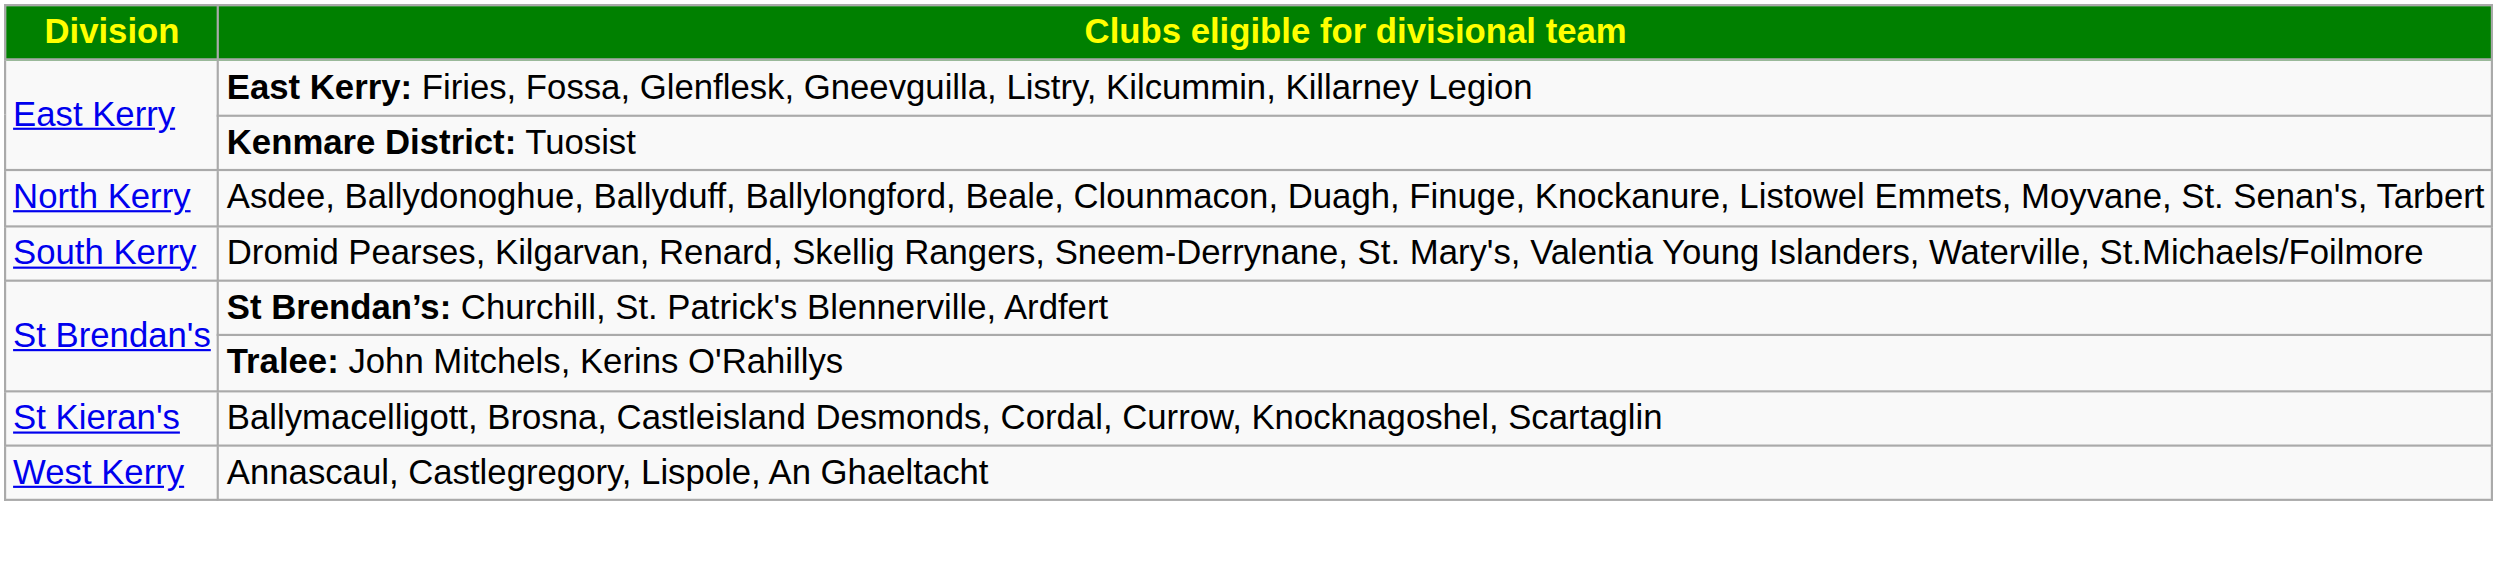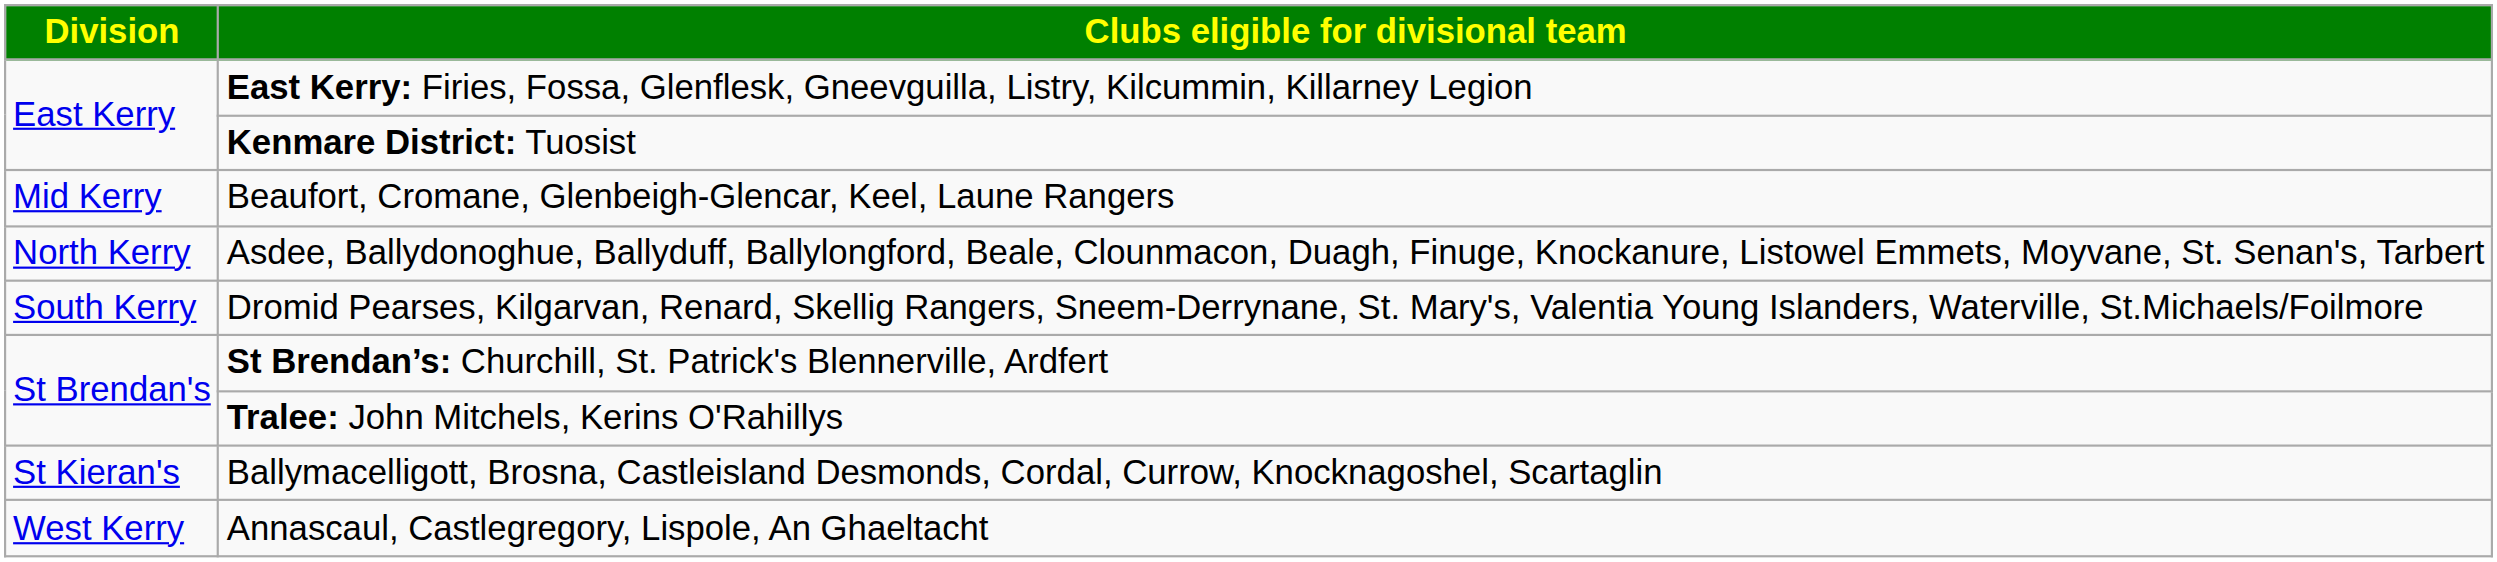+ row: (701, 197)
